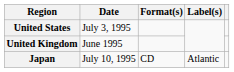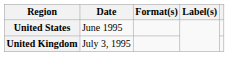(106, 28) July 3, 1995 -> (102, 28) June 1995
(102, 43) June 1995 -> (106, 43) July 3, 1995
- row: (42, 59)
